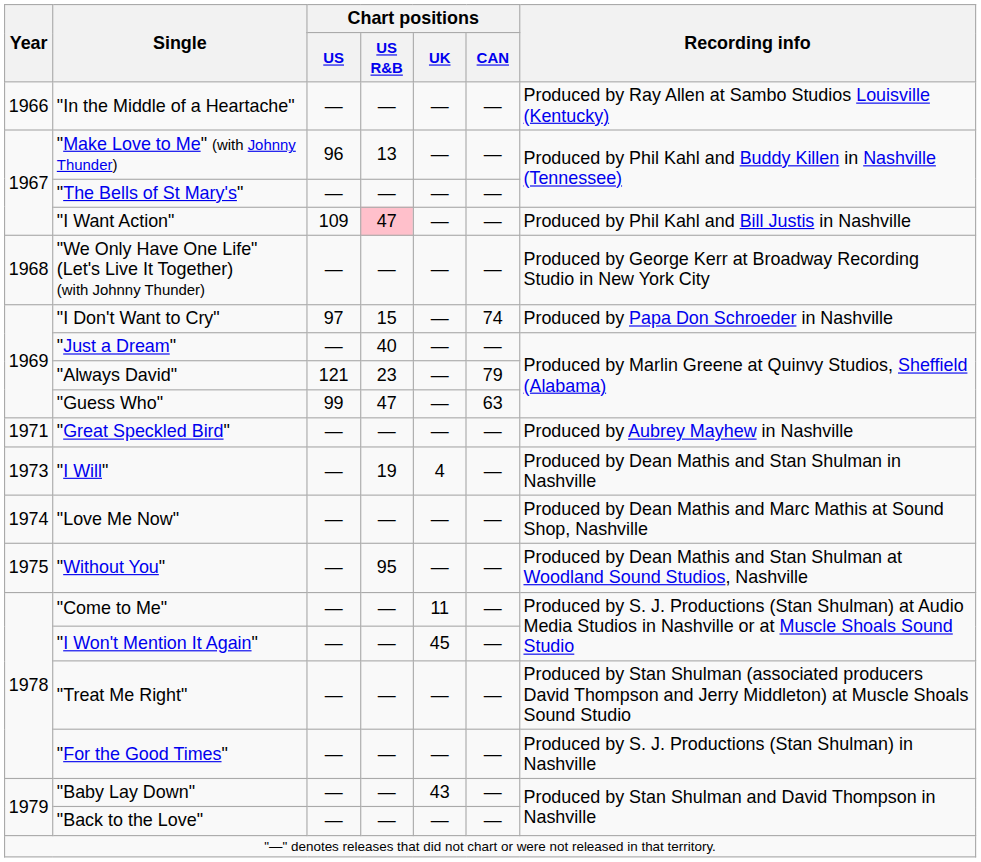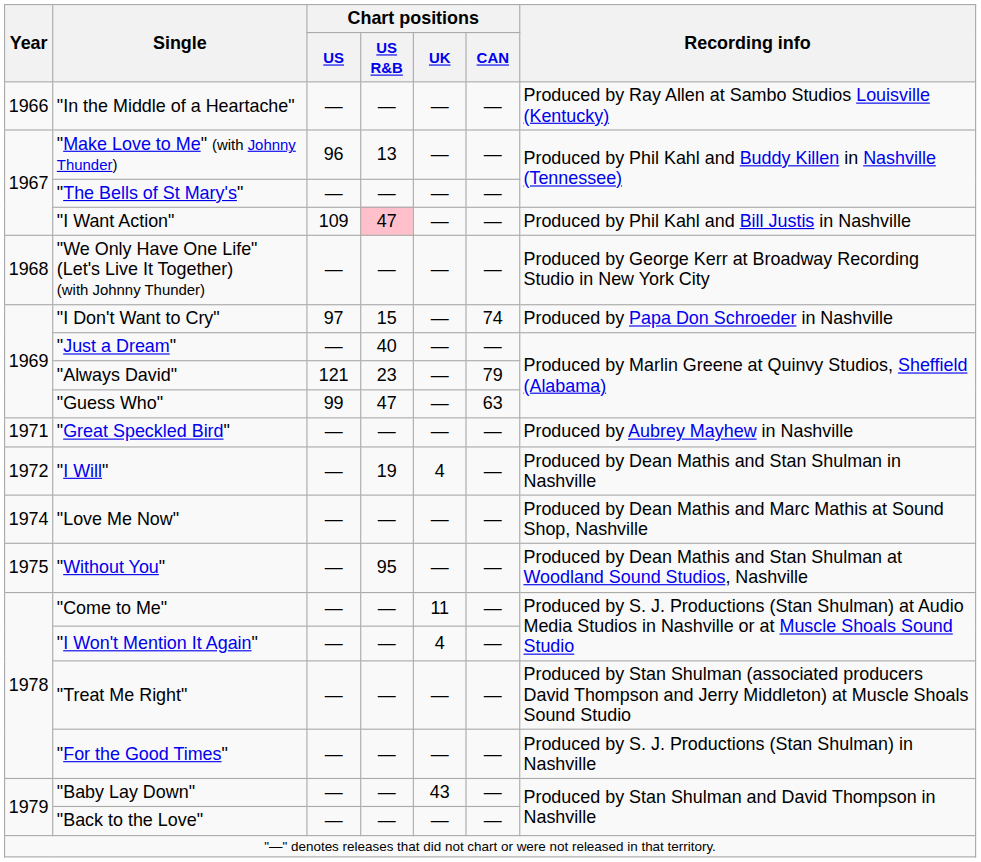(29, 470) 1973 -> (29, 470) 1972
(440, 643) 45 -> (440, 643) 4
